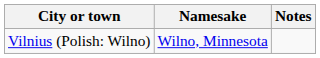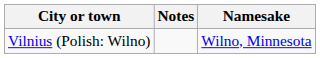columns swapped: (213, 16) <-> (293, 16)
